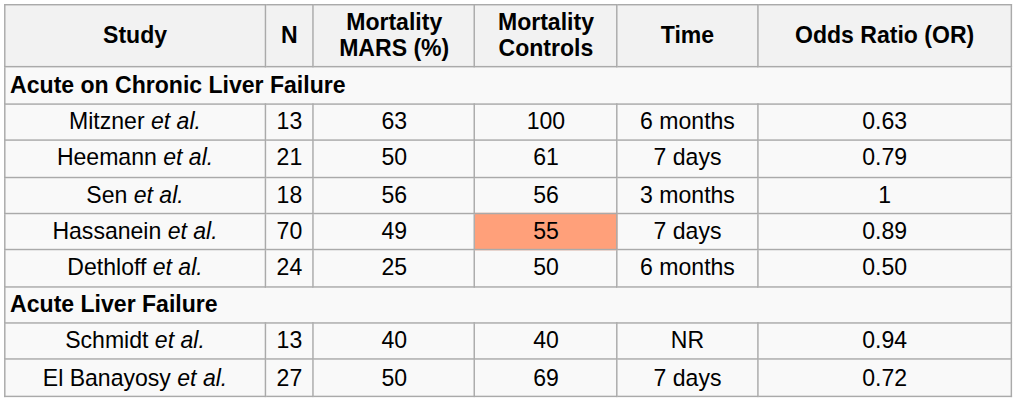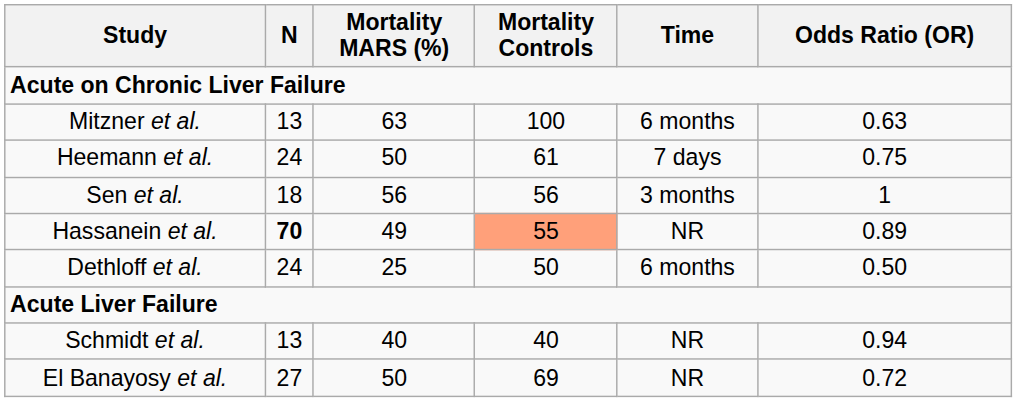(289, 158) 21 -> (289, 158) 24
(885, 158) 0.79 -> (885, 158) 0.75
(289, 231) normal -> (289, 231) bold
(687, 231) 7 days -> (687, 231) NR
(687, 377) 7 days -> (687, 377) NR
